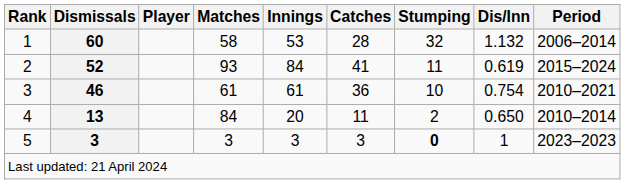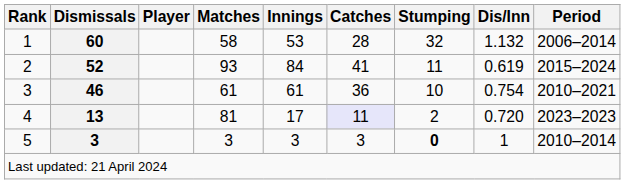(229, 116) 84 -> (229, 116) 81
(295, 116) 20 -> (295, 116) 17
(361, 116) no background -> (361, 116) lavender background
(504, 116) 0.650 -> (504, 116) 0.720
(577, 116) 2010–2014 -> (577, 116) 2023–2023
(577, 141) 2023–2023 -> (577, 141) 2010–2014
